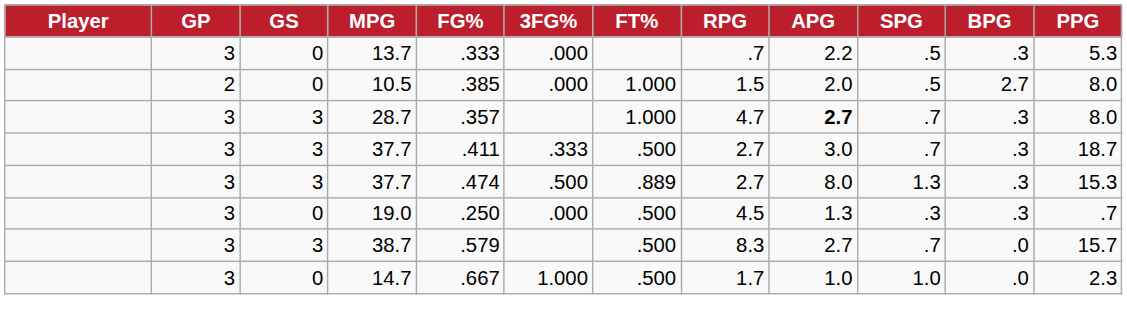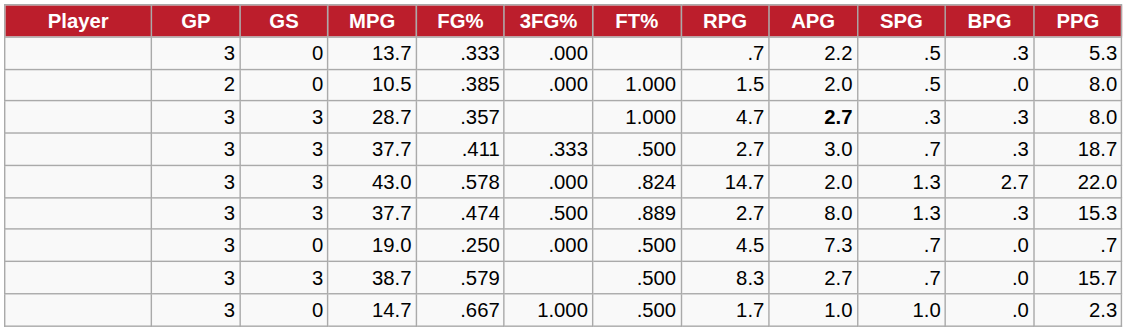(1015, 85) 2.7 -> (1020, 85) .0
(932, 117) .7 -> (932, 117) .3
+ row: (230, 182)
(838, 214) 1.3 -> (838, 246) 7.3
(932, 214) .3 -> (932, 246) .7
(1020, 214) .3 -> (1020, 246) .0
